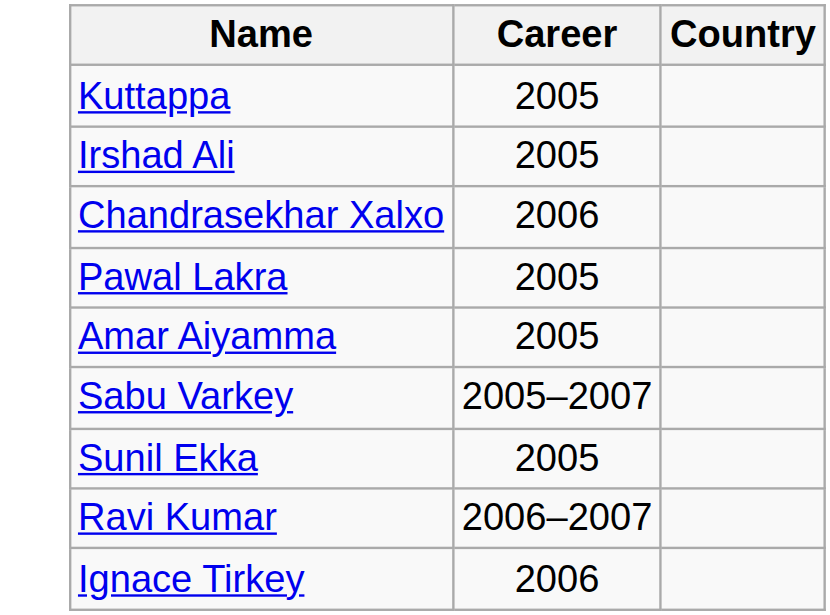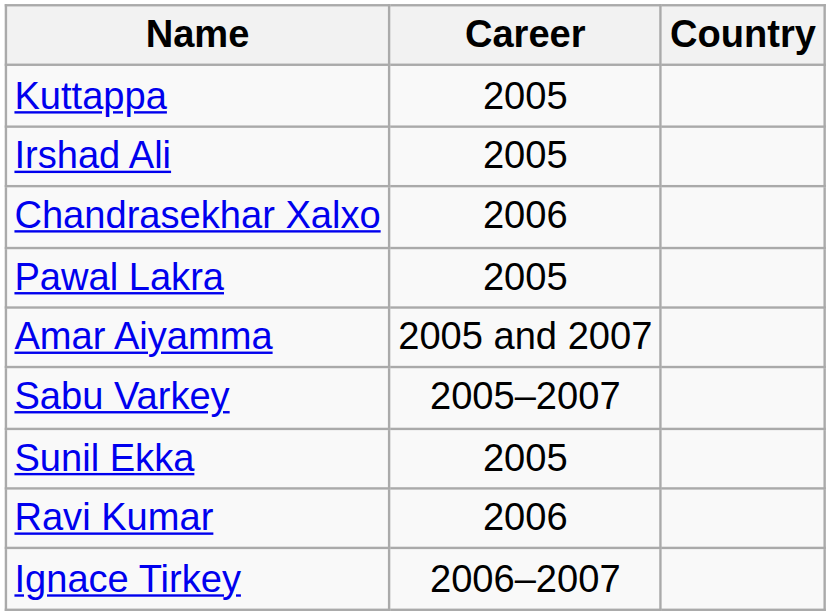(557, 336) 2005 -> (525, 336) 2005 and 2007
(557, 517) 2006–2007 -> (525, 517) 2006
(557, 578) 2006 -> (525, 578) 2006–2007
